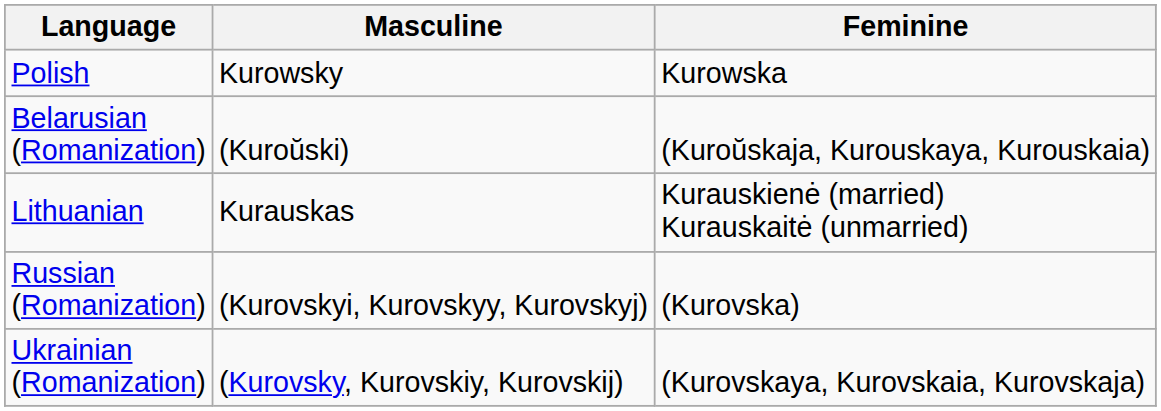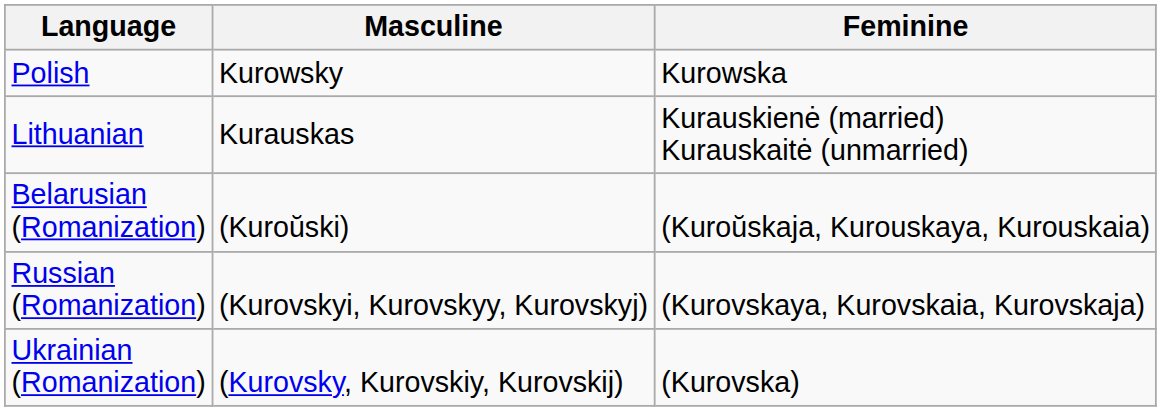rows swapped: (109, 134) <-> (78, 211)
(730, 305) (Kurovska) -> (903, 305) (Kurovskaya, Kurovskaia, Kurovskaja)
(903, 383) (Kurovskaya, Kurovskaia, Kurovskaja) -> (730, 383) (Kurovska)
